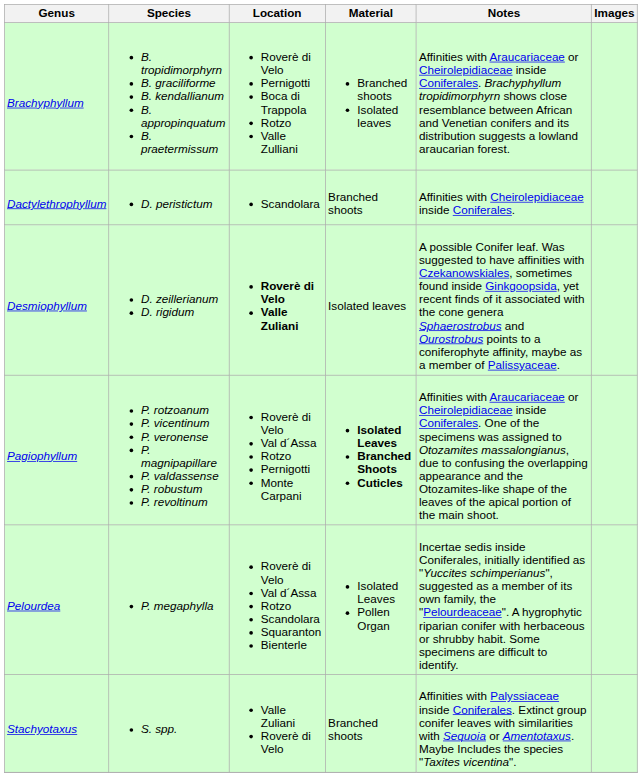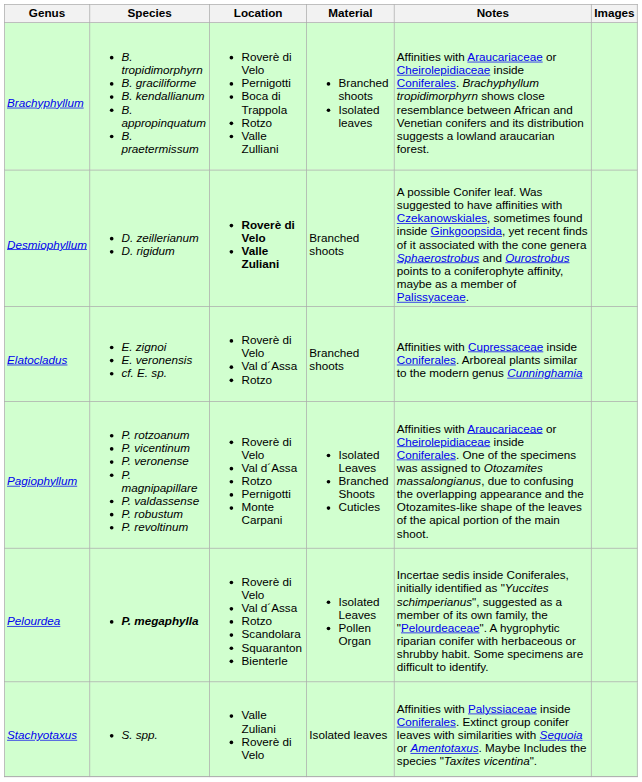- row: (57, 204)
(367, 306) Isolated leaves -> (334, 244) Branched shoots
+ row: (37, 360)
(371, 456) bold -> (350, 481) normal
(169, 606) normal -> (150, 622) bold
(353, 730) Branched shoots -> (348, 735) Isolated leaves
